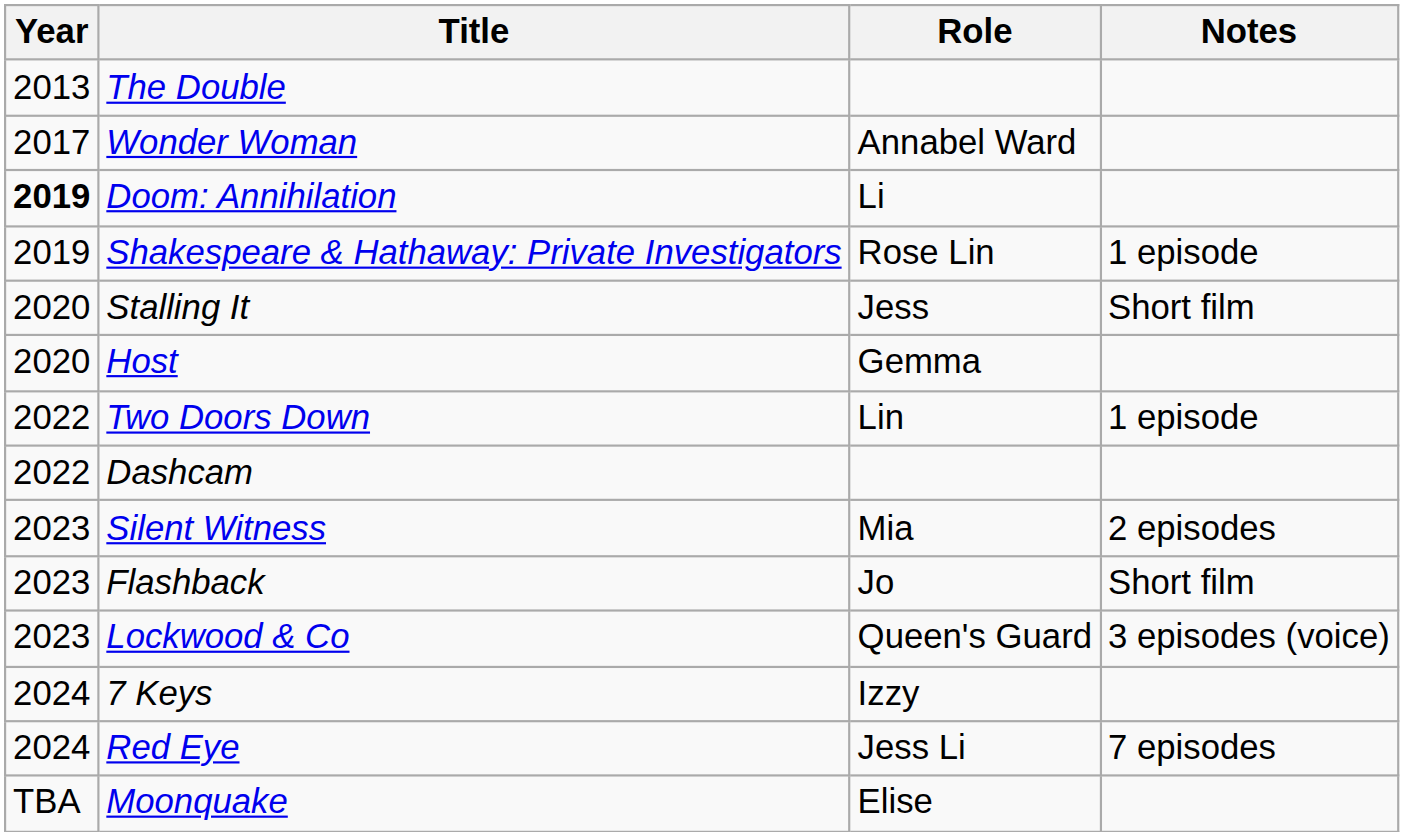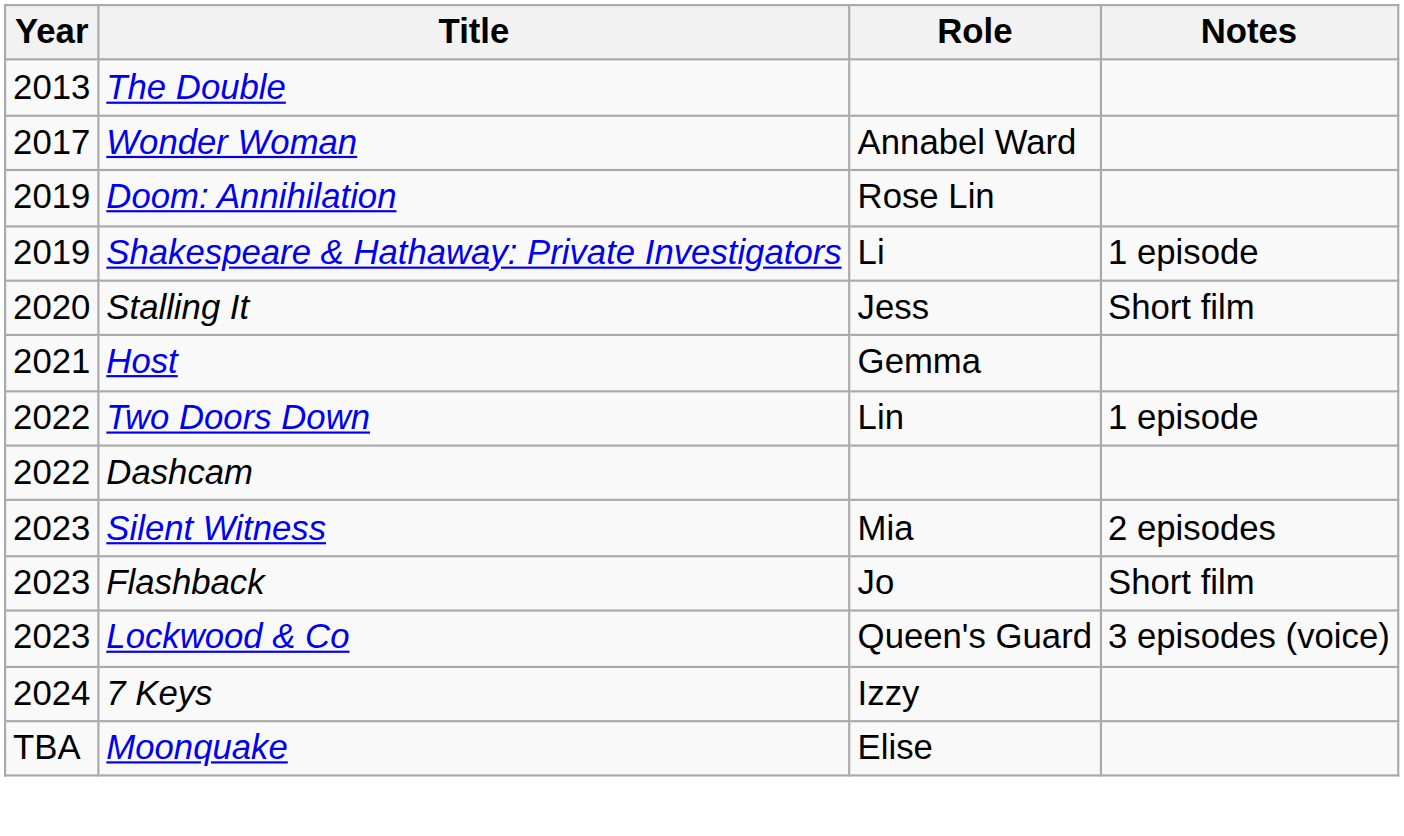(52, 197) bold -> (52, 197) normal
(871, 197) Li -> (926, 197) Rose Lin
(926, 252) Rose Lin -> (871, 252) Li
(52, 362) 2020 -> (52, 362) 2021
- row: (173, 747)
